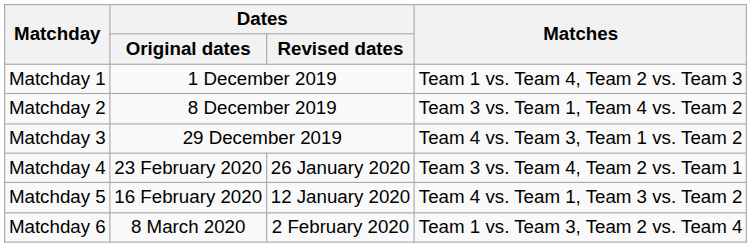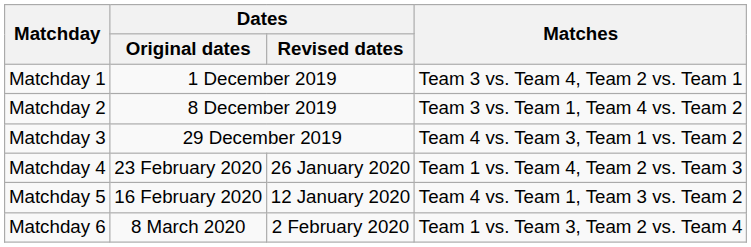(581, 78) Team 1 vs. Team 4, Team 2 vs. Team 3 -> (581, 78) Team 3 vs. Team 4, Team 2 vs. Team 1
(581, 167) Team 3 vs. Team 4, Team 2 vs. Team 1 -> (581, 167) Team 1 vs. Team 4, Team 2 vs. Team 3
